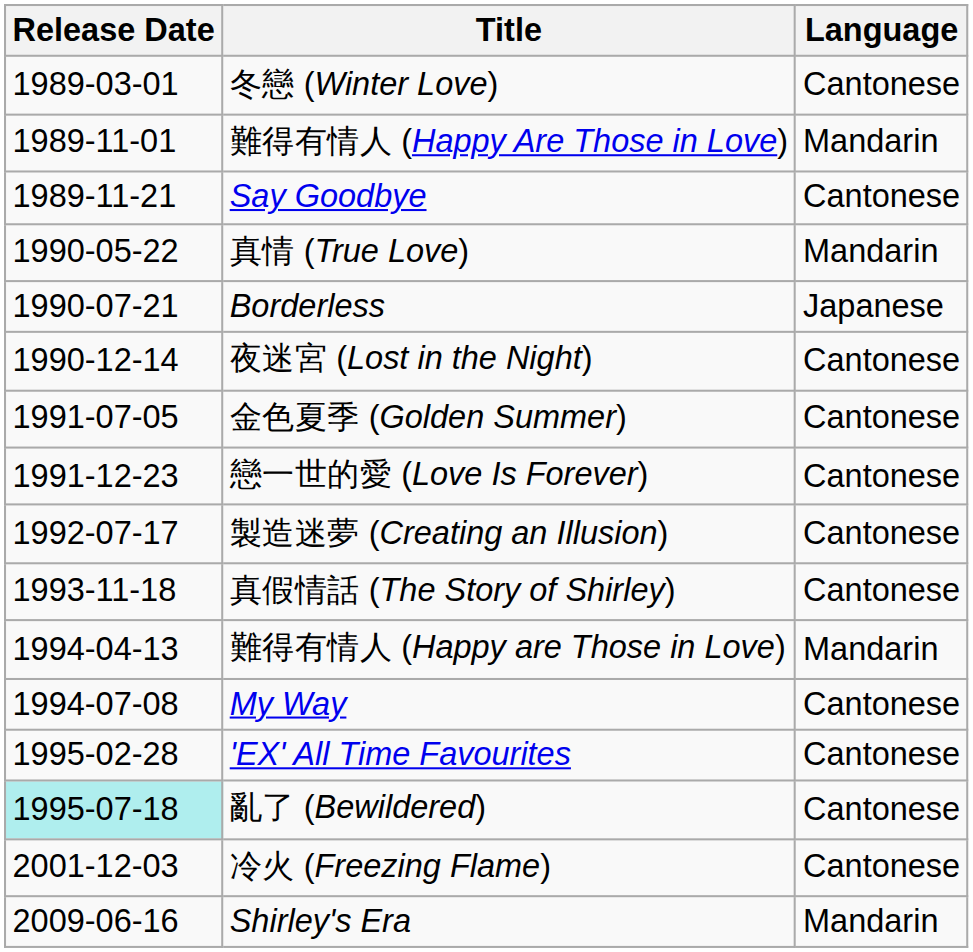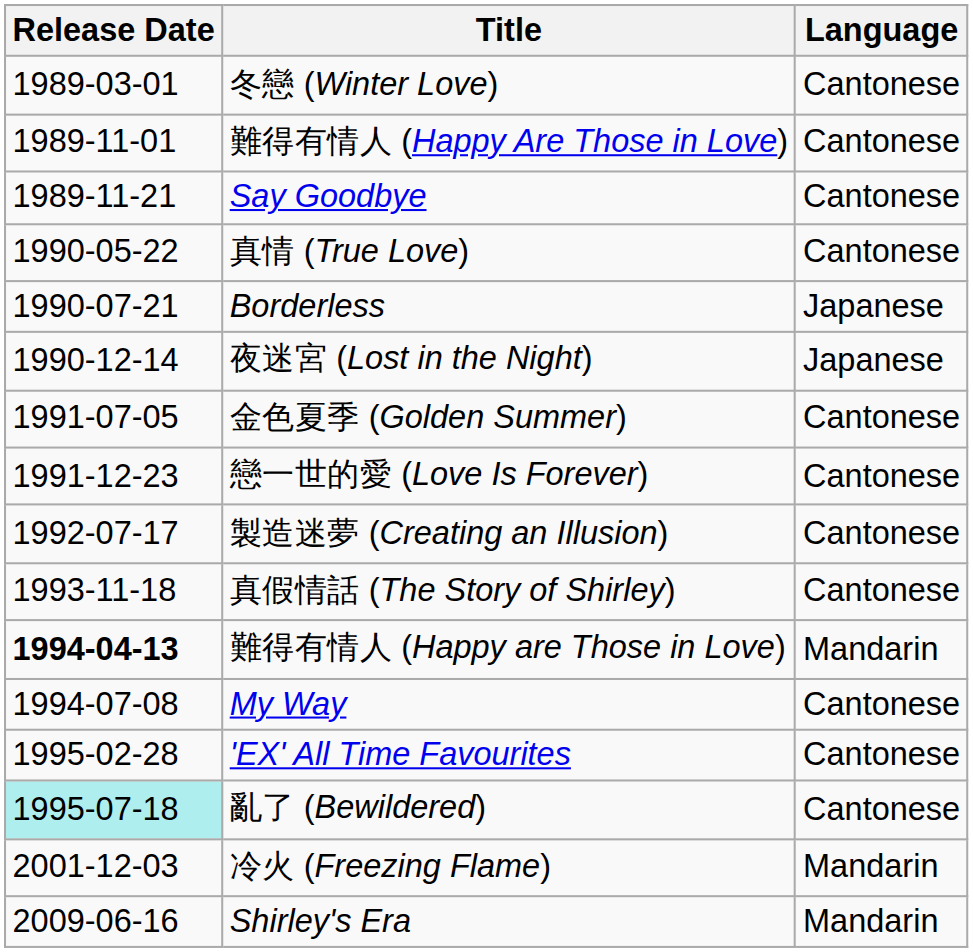(871, 142) Mandarin -> (882, 142) Cantonese
(871, 251) Mandarin -> (882, 251) Cantonese
(882, 360) Cantonese -> (873, 360) Japanese
(96, 648) normal -> (96, 648) bold
(882, 866) Cantonese -> (871, 866) Mandarin
